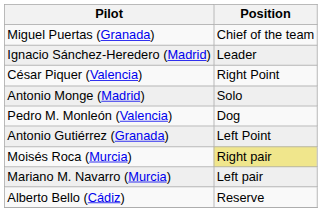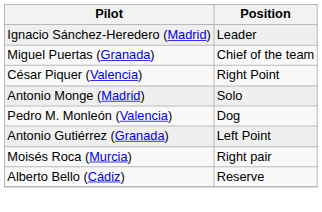rows swapped: (81, 34) <-> (109, 55)
(244, 156) khaki background -> (244, 156) no background
- row: (89, 177)
